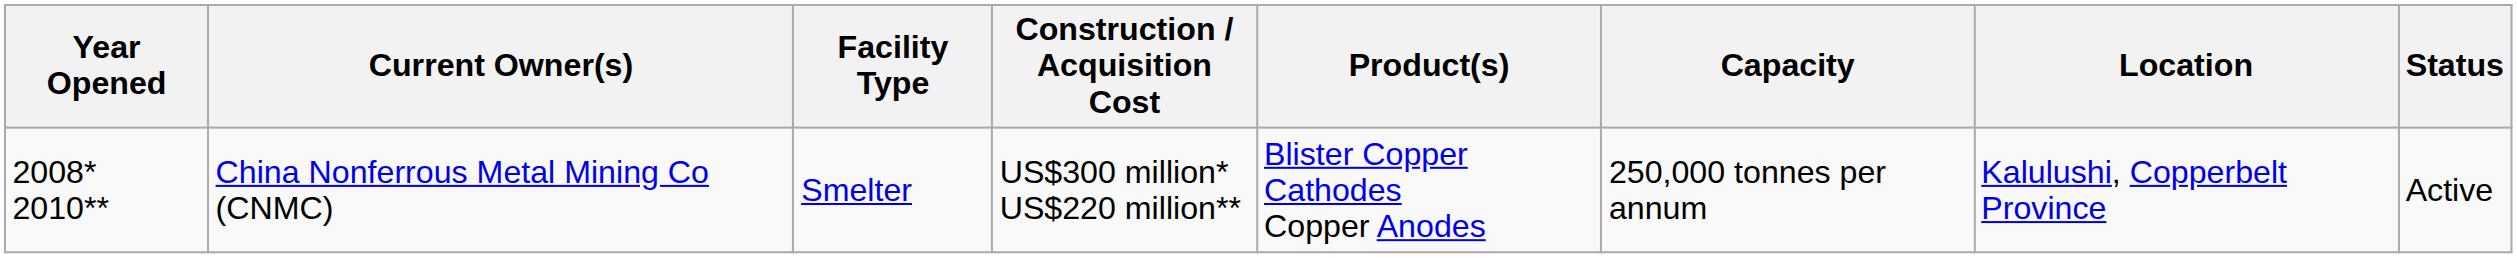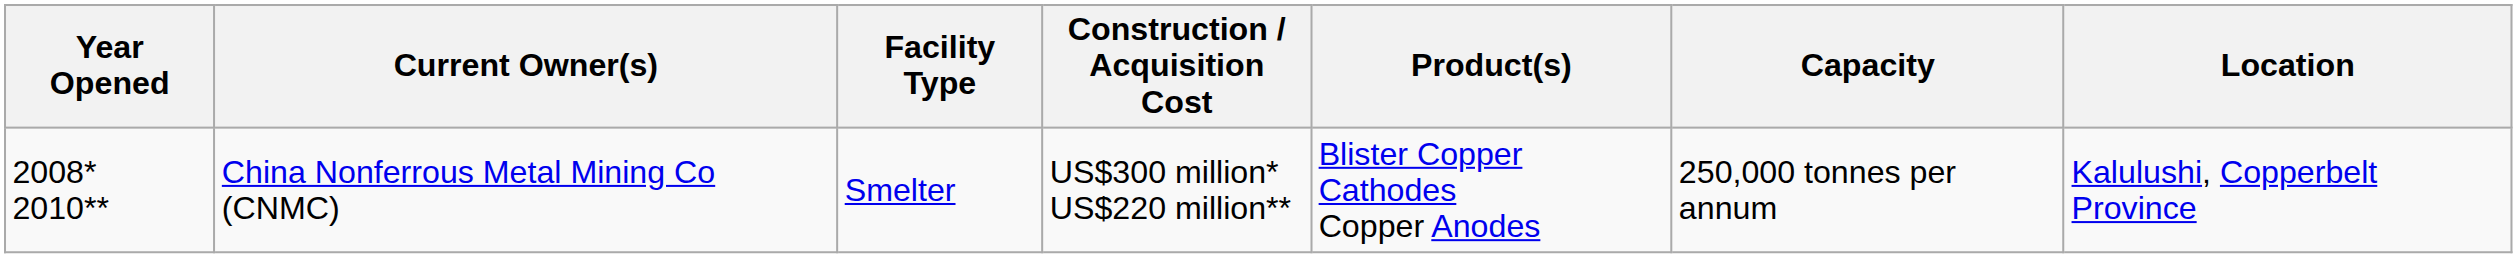- column: (2455, 66)
